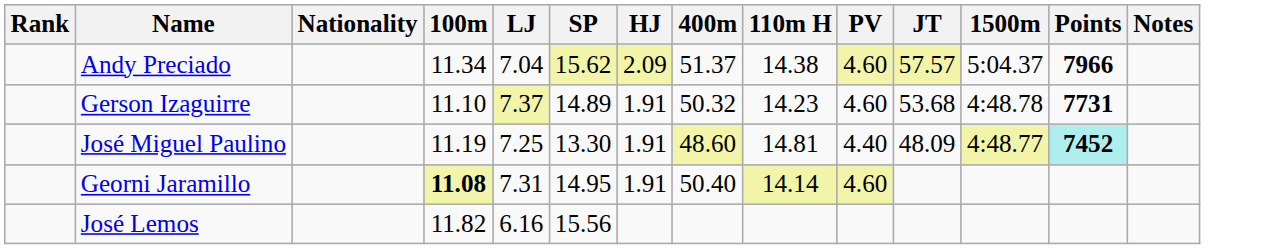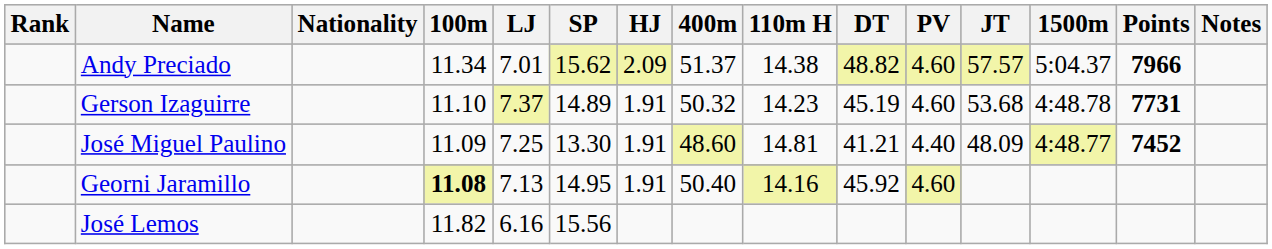+ column: (872, 24)
(521, 64) 7.04 -> (521, 64) 7.01
(458, 143) 11.19 -> (458, 143) 11.09
(1088, 143) paleturquoise background -> (1156, 143) no background
(521, 183) 7.31 -> (521, 183) 7.13
(790, 183) 14.14 -> (790, 183) 14.16
